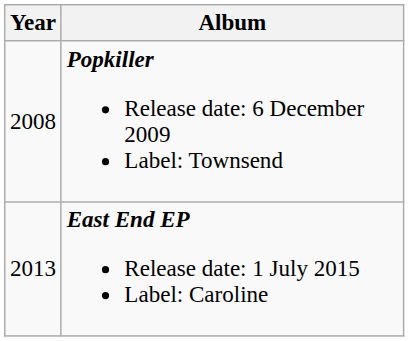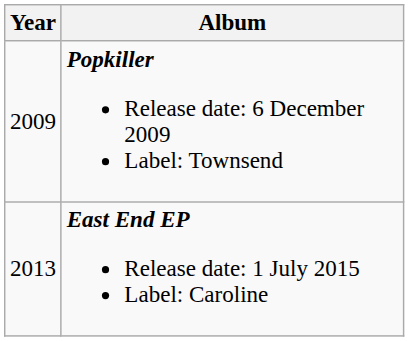(33, 121) 2008 -> (33, 121) 2009
